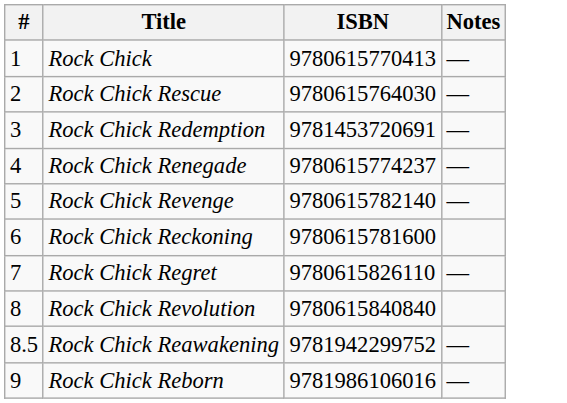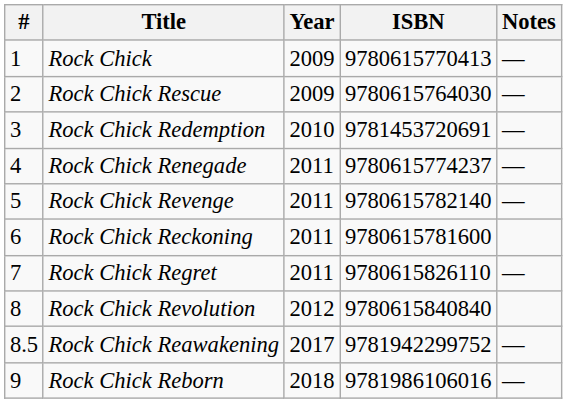+ column: (312, 22)
